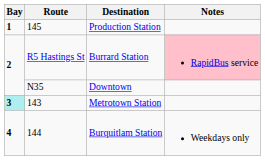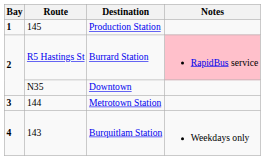(9, 103) paleturquoise background -> (9, 103) no background
(34, 103) 143 -> (34, 103) 144
(34, 133) 144 -> (34, 133) 143
